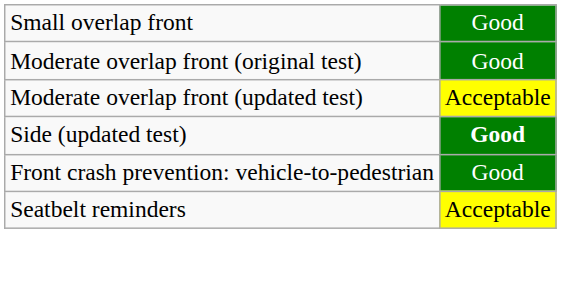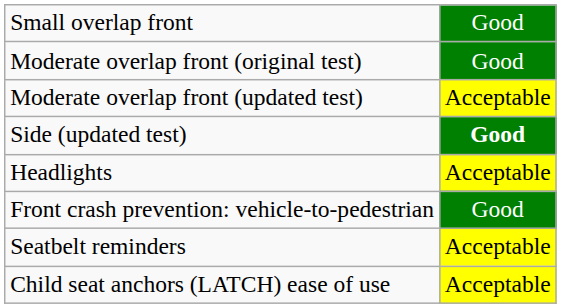+ row: (61, 172)
+ row: (200, 284)
